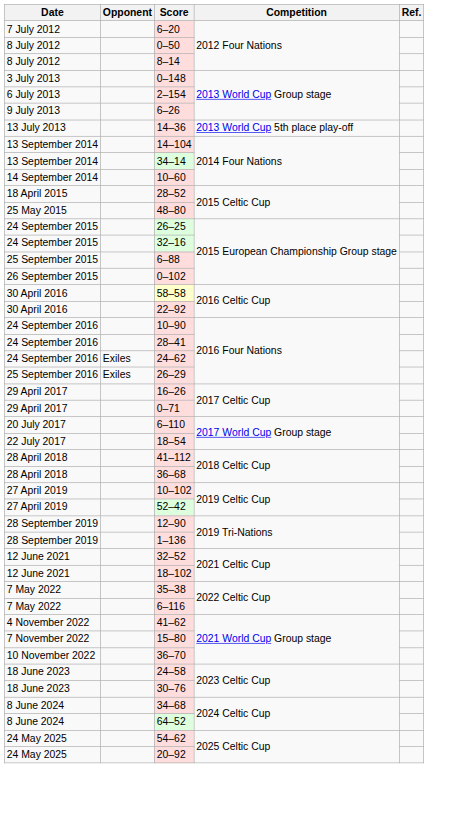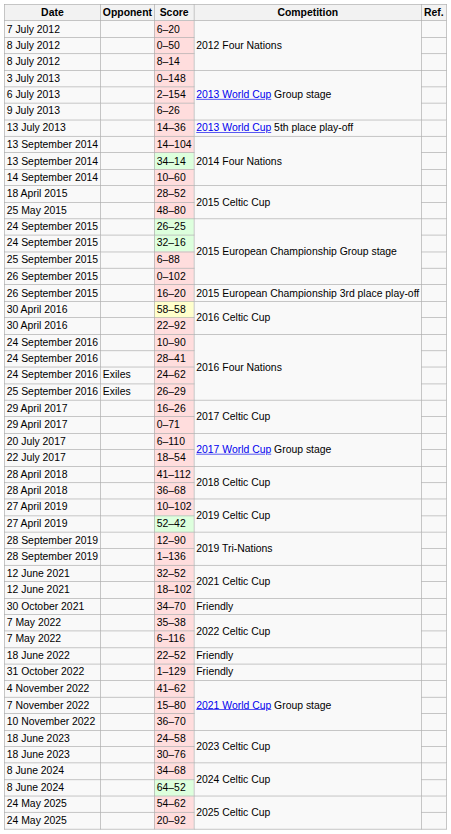+ row: (171, 293)
+ row: (171, 606)
+ row: (171, 656)
+ row: (171, 672)
